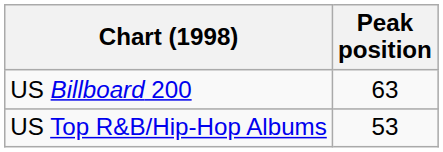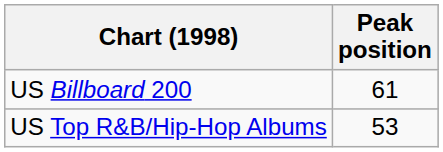(385, 89) 63 -> (385, 89) 61
